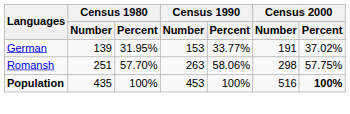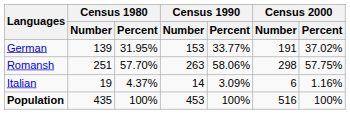+ row: (22, 83)
(328, 83) bold -> (328, 100) normal
